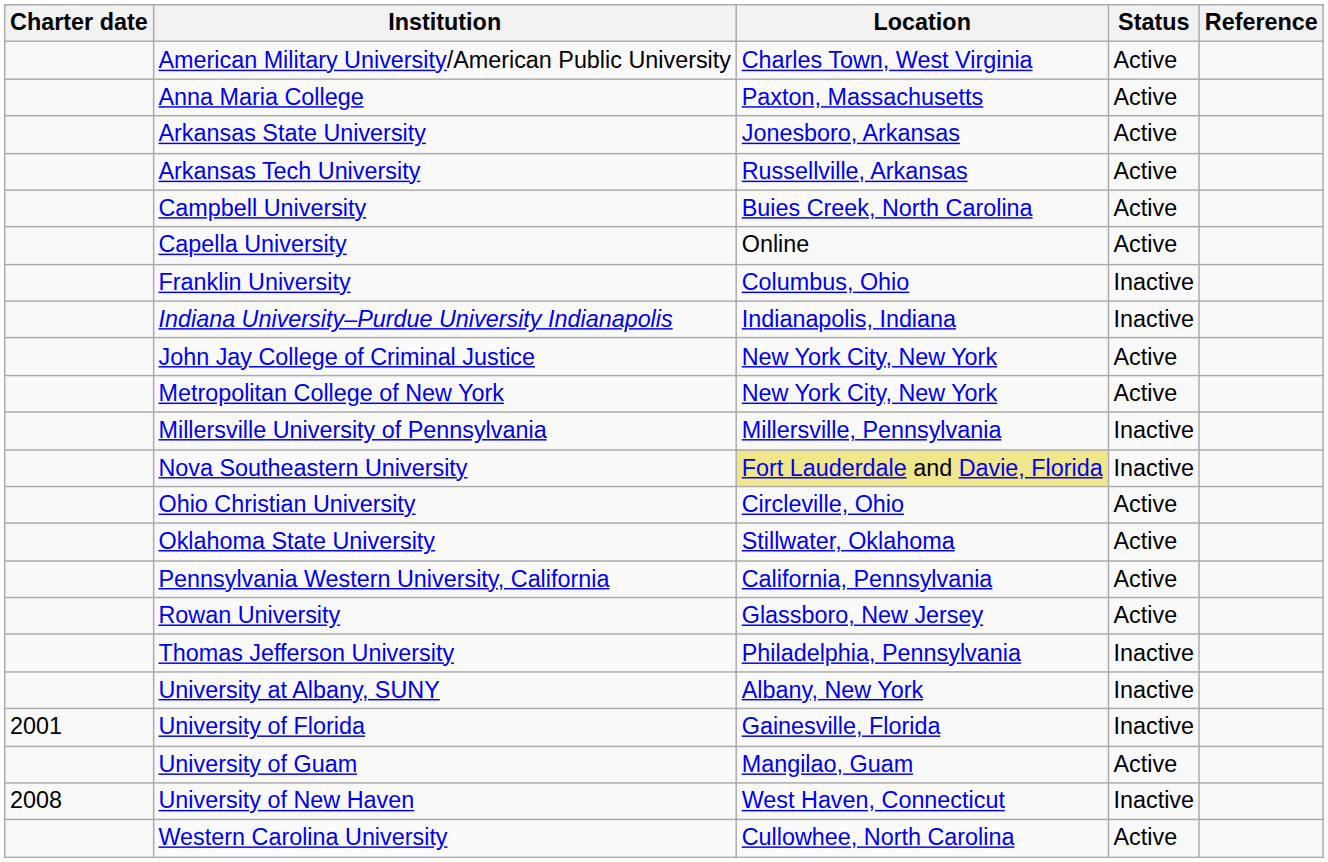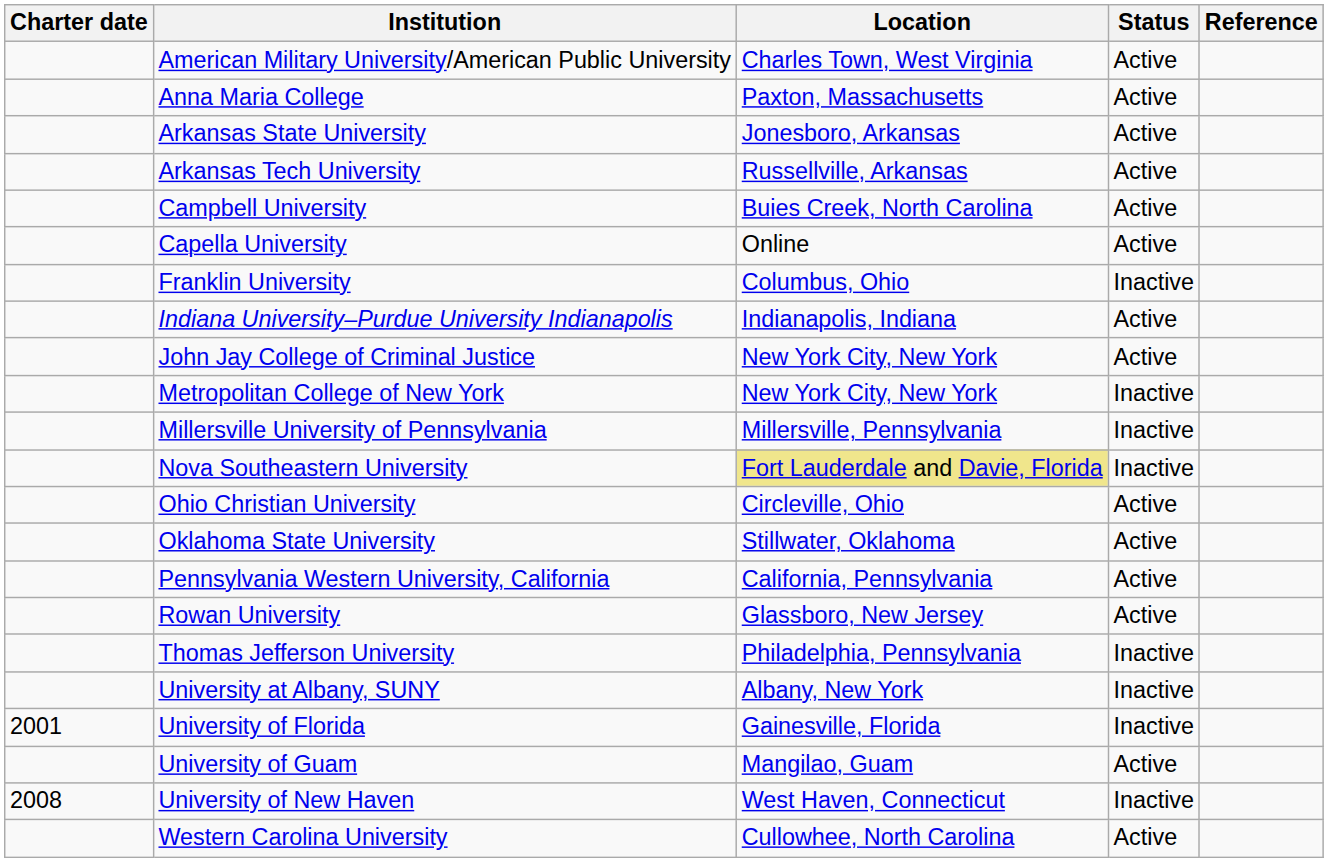(1154, 319) Inactive -> (1145, 319) Active
(1145, 393) Active -> (1154, 393) Inactive
